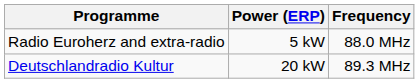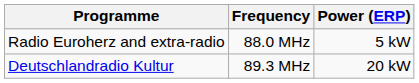columns swapped: (371, 16) <-> (278, 16)
